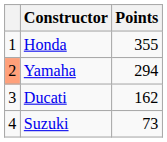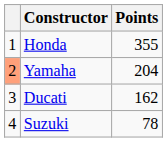(146, 71) 294 -> (146, 71) 204
(150, 124) 73 -> (150, 124) 78
